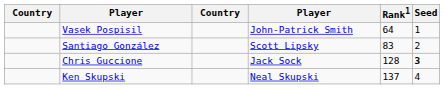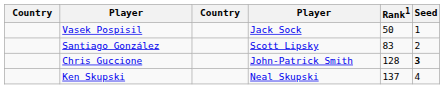(302, 30) John-Patrick Smith -> (276, 30) Jack Sock
(388, 30) 64 -> (388, 30) 50
(276, 61) Jack Sock -> (302, 61) John-Patrick Smith
